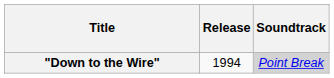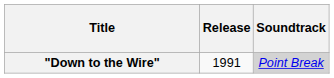(227, 63) 1994 -> (227, 63) 1991
